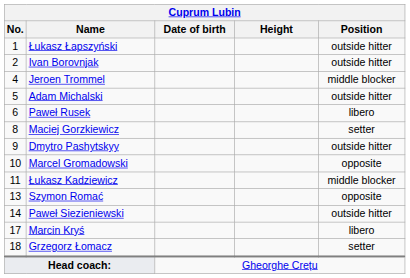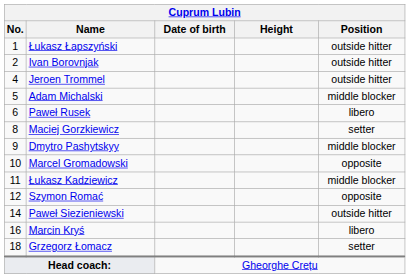(362, 79) middle blocker -> (362, 79) outside hitter
(362, 96) outside hitter -> (362, 96) middle blocker
(362, 146) outside hitter -> (362, 146) middle blocker
(15, 197) 13 -> (15, 197) 12
(15, 230) 17 -> (15, 230) 16
